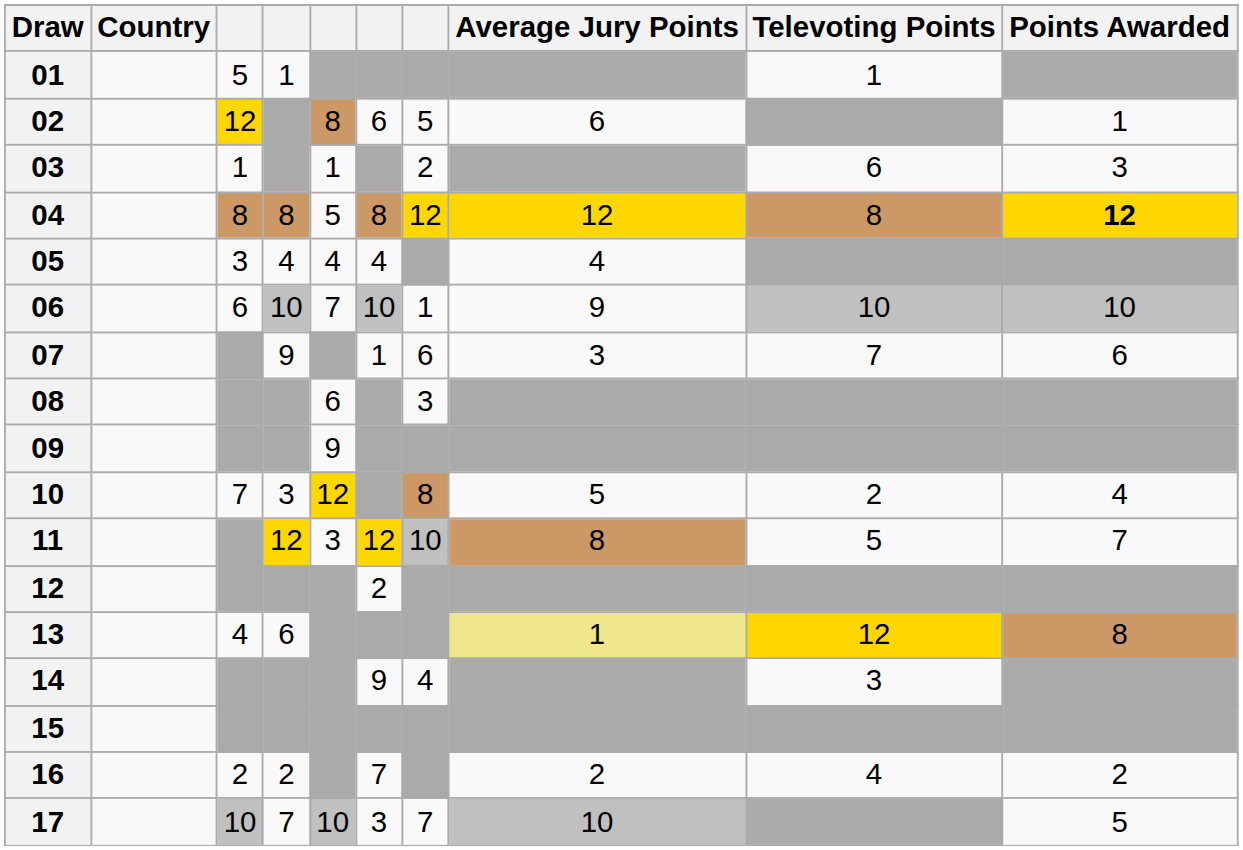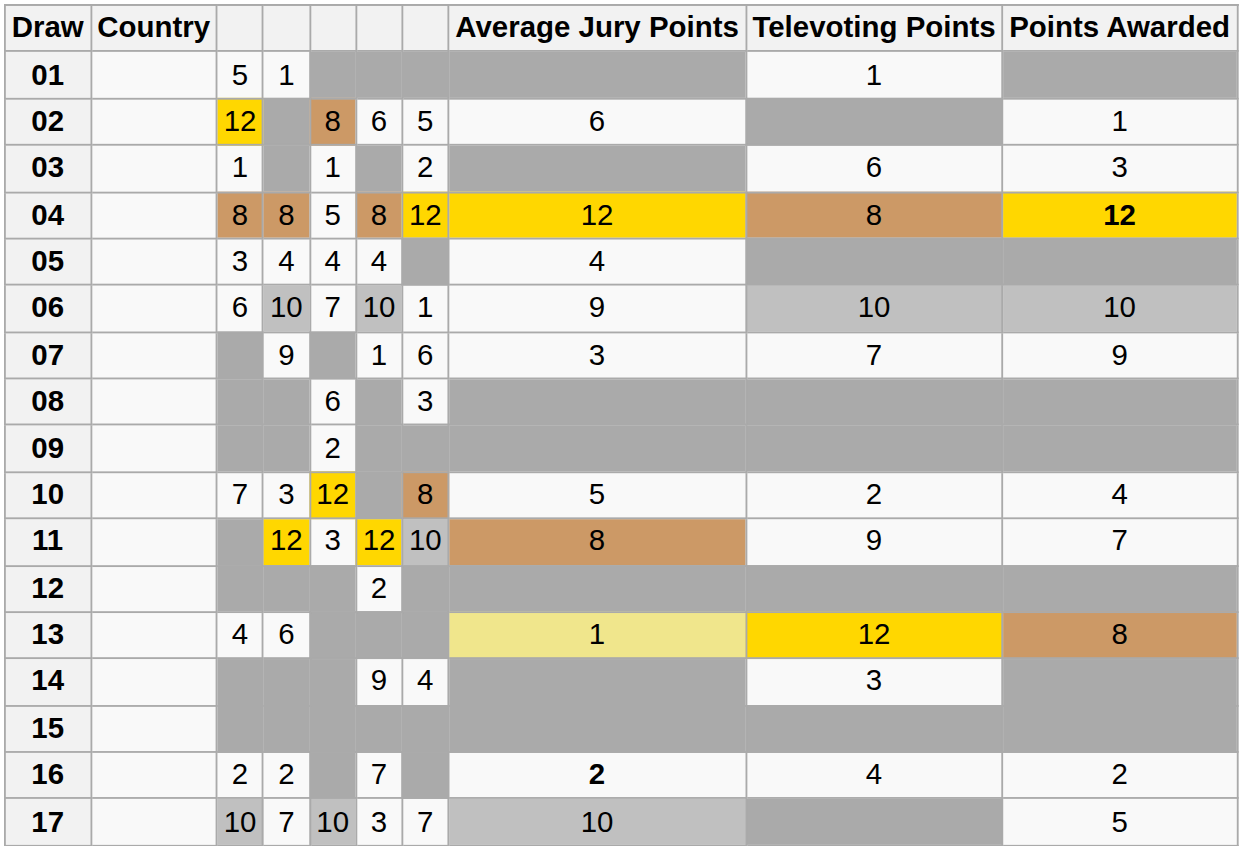(1120, 354) 6 -> (1120, 354) 9
(333, 448) 9 -> (333, 448) 2
(874, 541) 5 -> (874, 541) 9
(597, 774) normal -> (597, 774) bold
